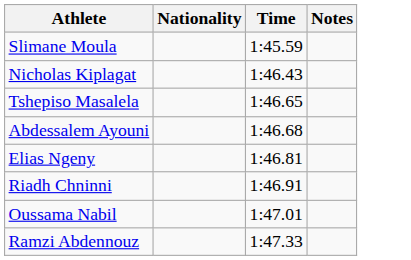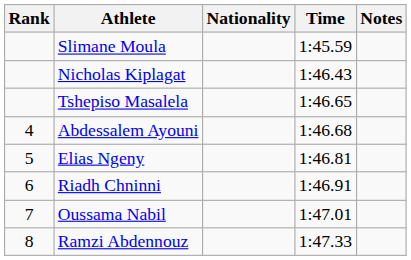+ column: (29, 18)
